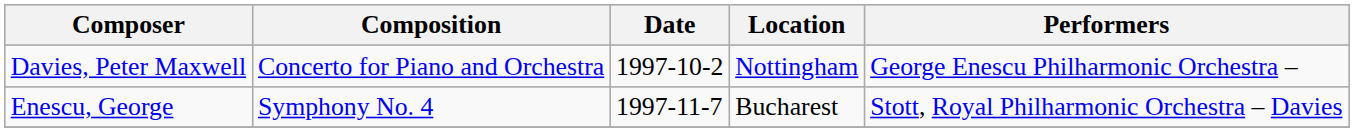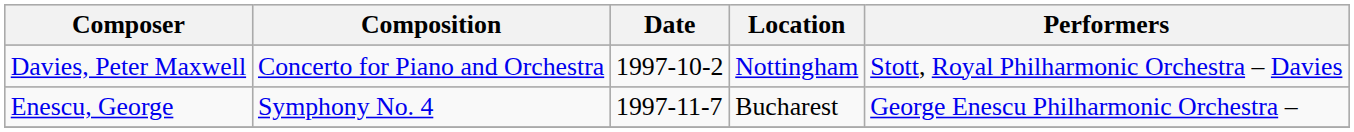(1084, 65) George Enescu Philharmonic Orchestra – -> (1106, 65) Stott, Royal Philharmonic Orchestra – Davies
(1106, 106) Stott, Royal Philharmonic Orchestra – Davies -> (1084, 106) George Enescu Philharmonic Orchestra –
